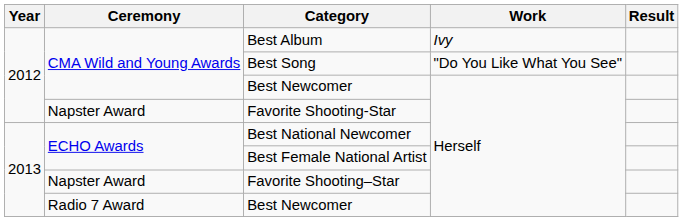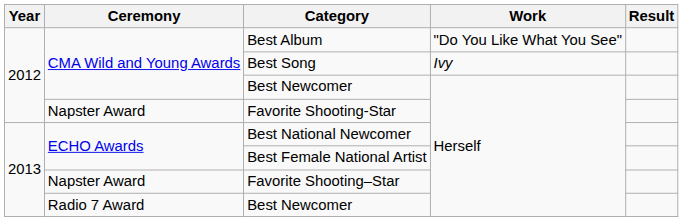(443, 39) Ivy -> (528, 39) "Do You Like What You See"
(528, 63) "Do You Like What You See" -> (443, 63) Ivy
